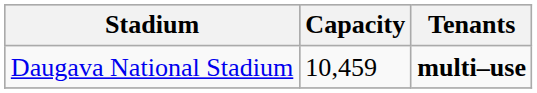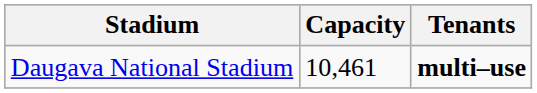(341, 66) 10,459 -> (341, 66) 10,461
